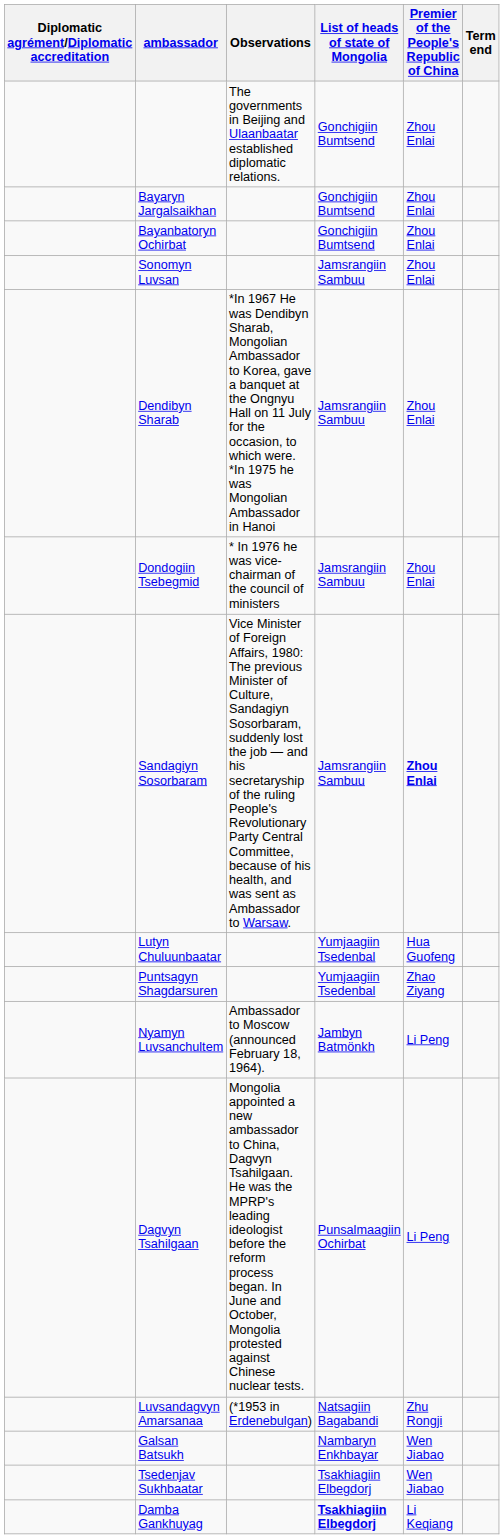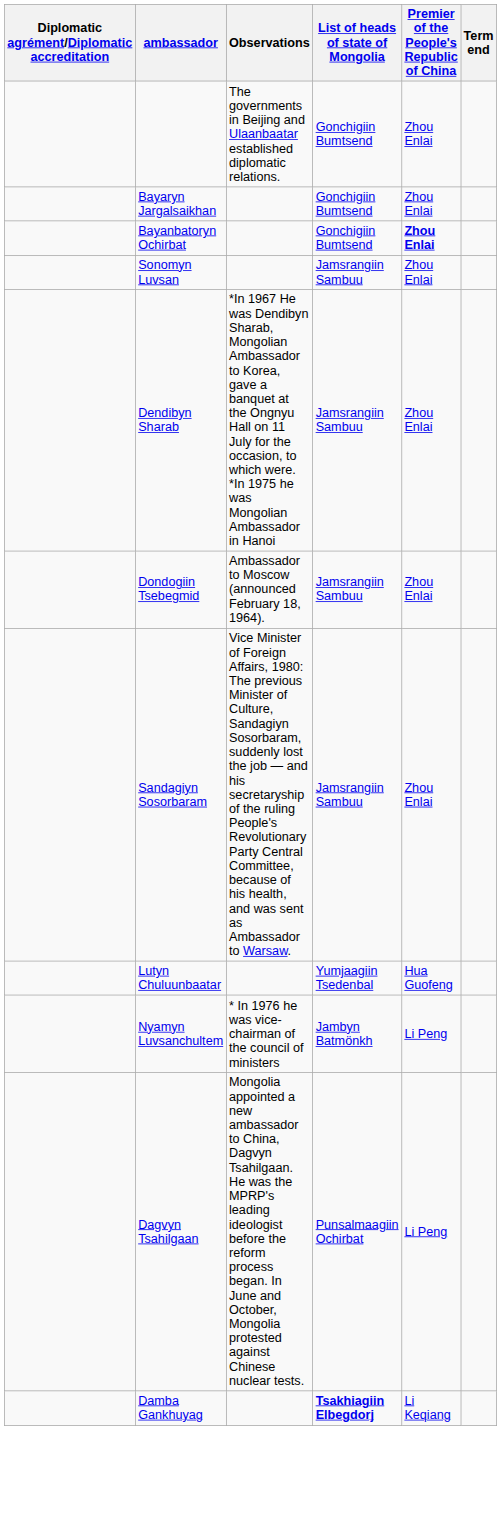(421, 238) normal -> (420, 238) bold
(266, 575) * In 1976 he was vice-chairman of the council of ministers -> (265, 589) Ambassador to Moscow (announced February 18, 1964).
(422, 773) bold -> (419, 794) normal
- row: (178, 984)
(265, 1039) Ambassador to Moscow (announced February 18, 1964). -> (266, 1033) * In 1976 he was vice-chairman of the council of ministers
- row: (179, 1414)
- row: (161, 1448)
- row: (171, 1482)
